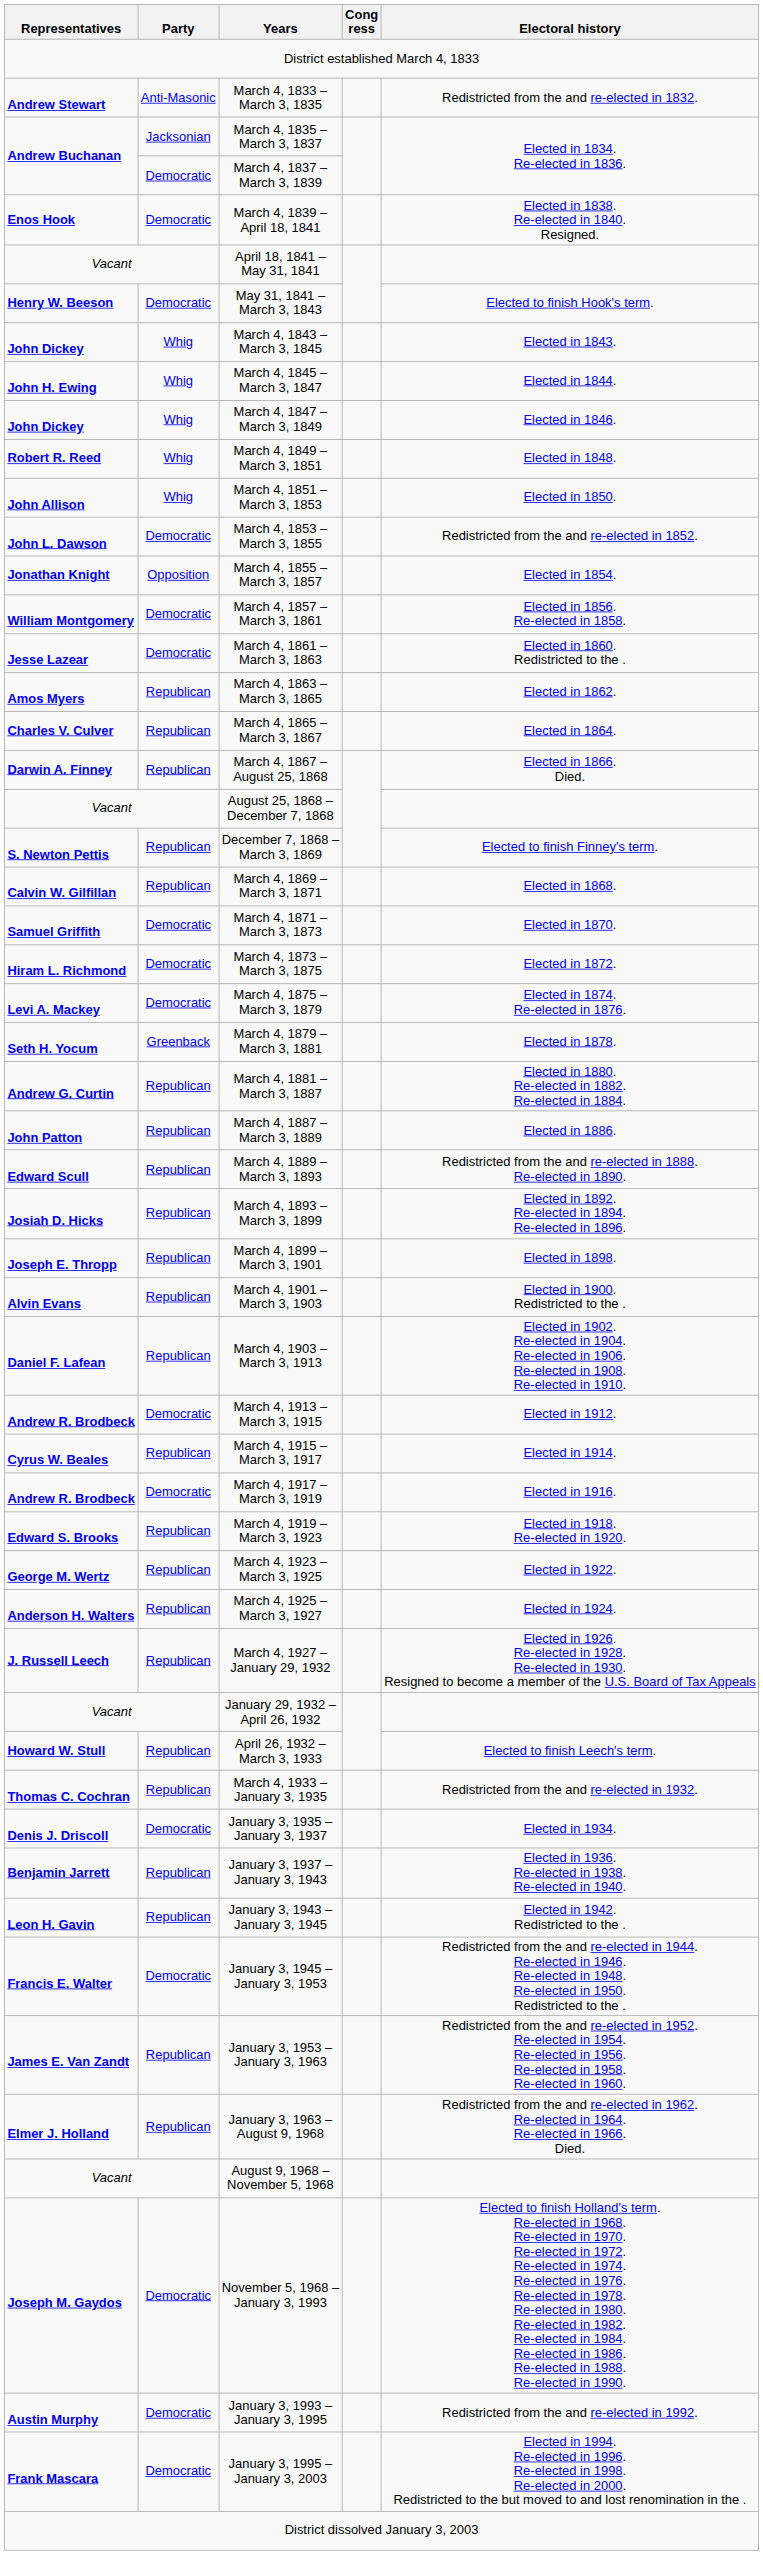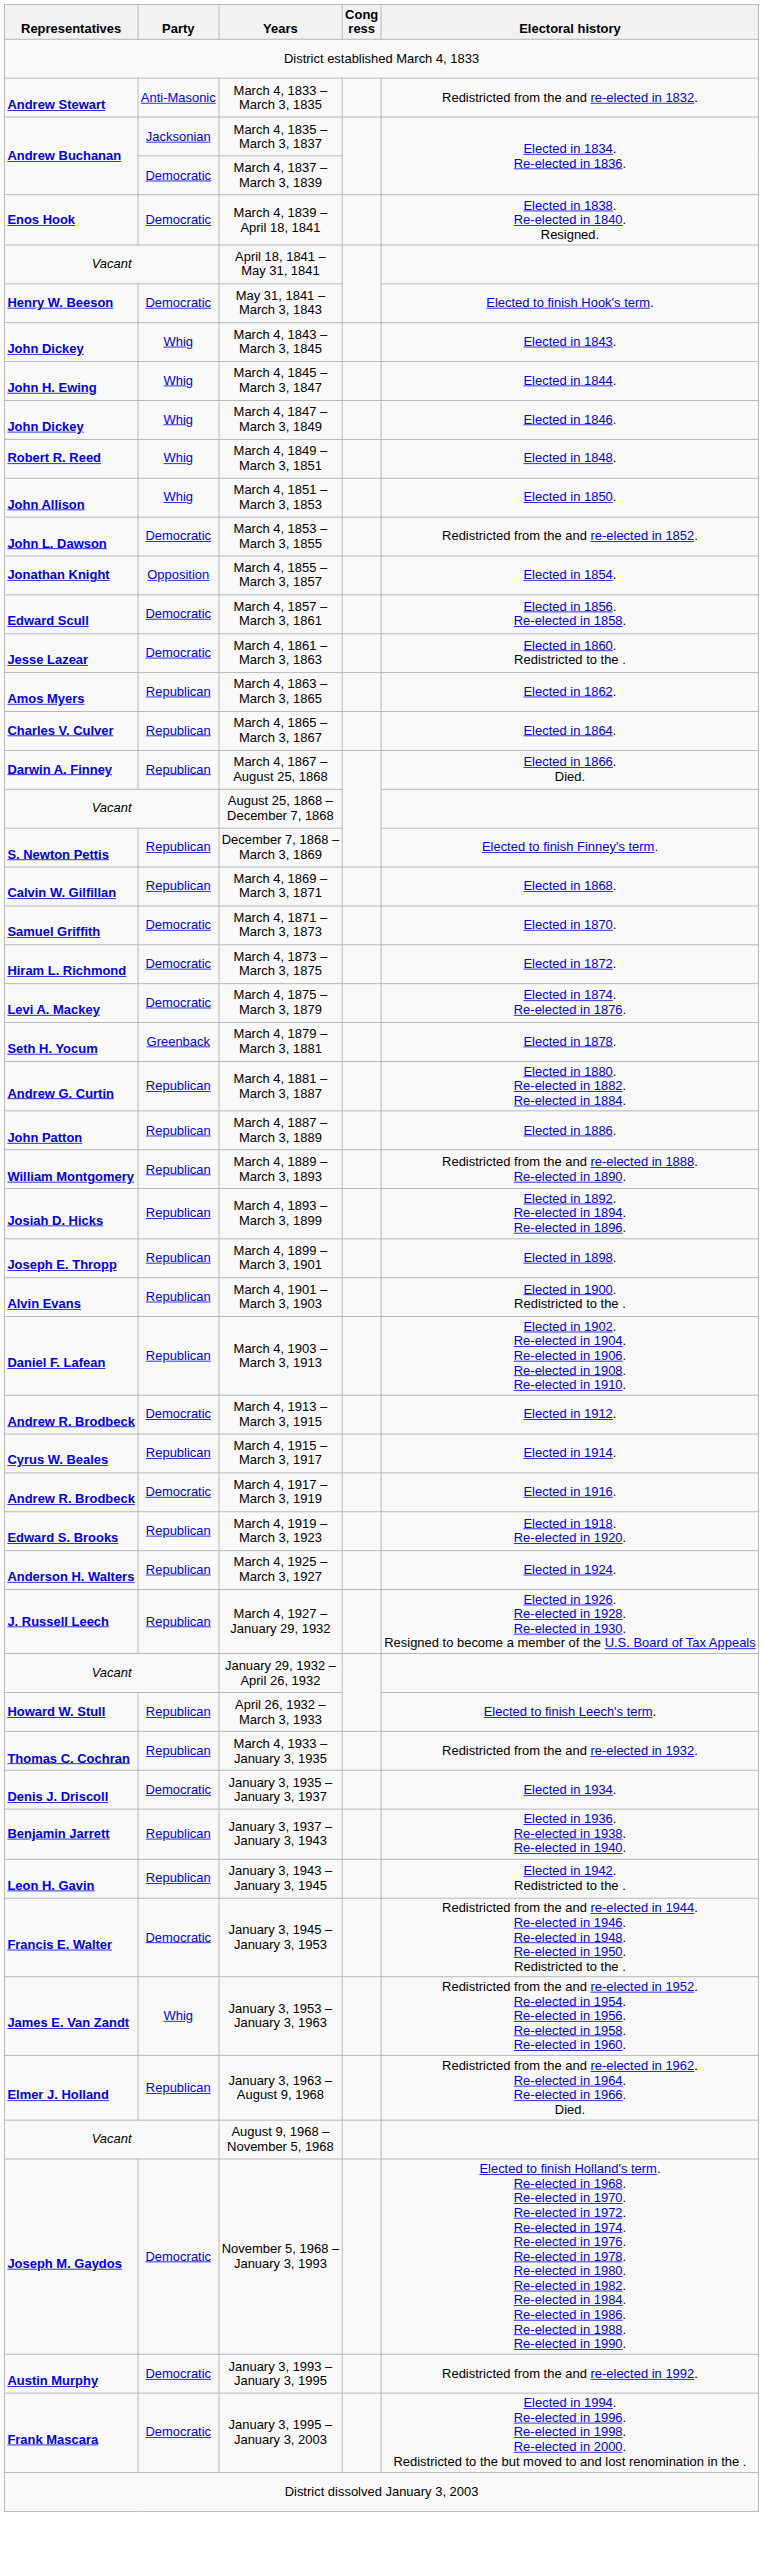(71, 621) William Montgomery -> (48, 621) Edward Scull
(48, 1176) Edward Scull -> (71, 1176) William Montgomery
- row: (280, 1570)
(178, 2055) Republican -> (178, 2016) Whig
